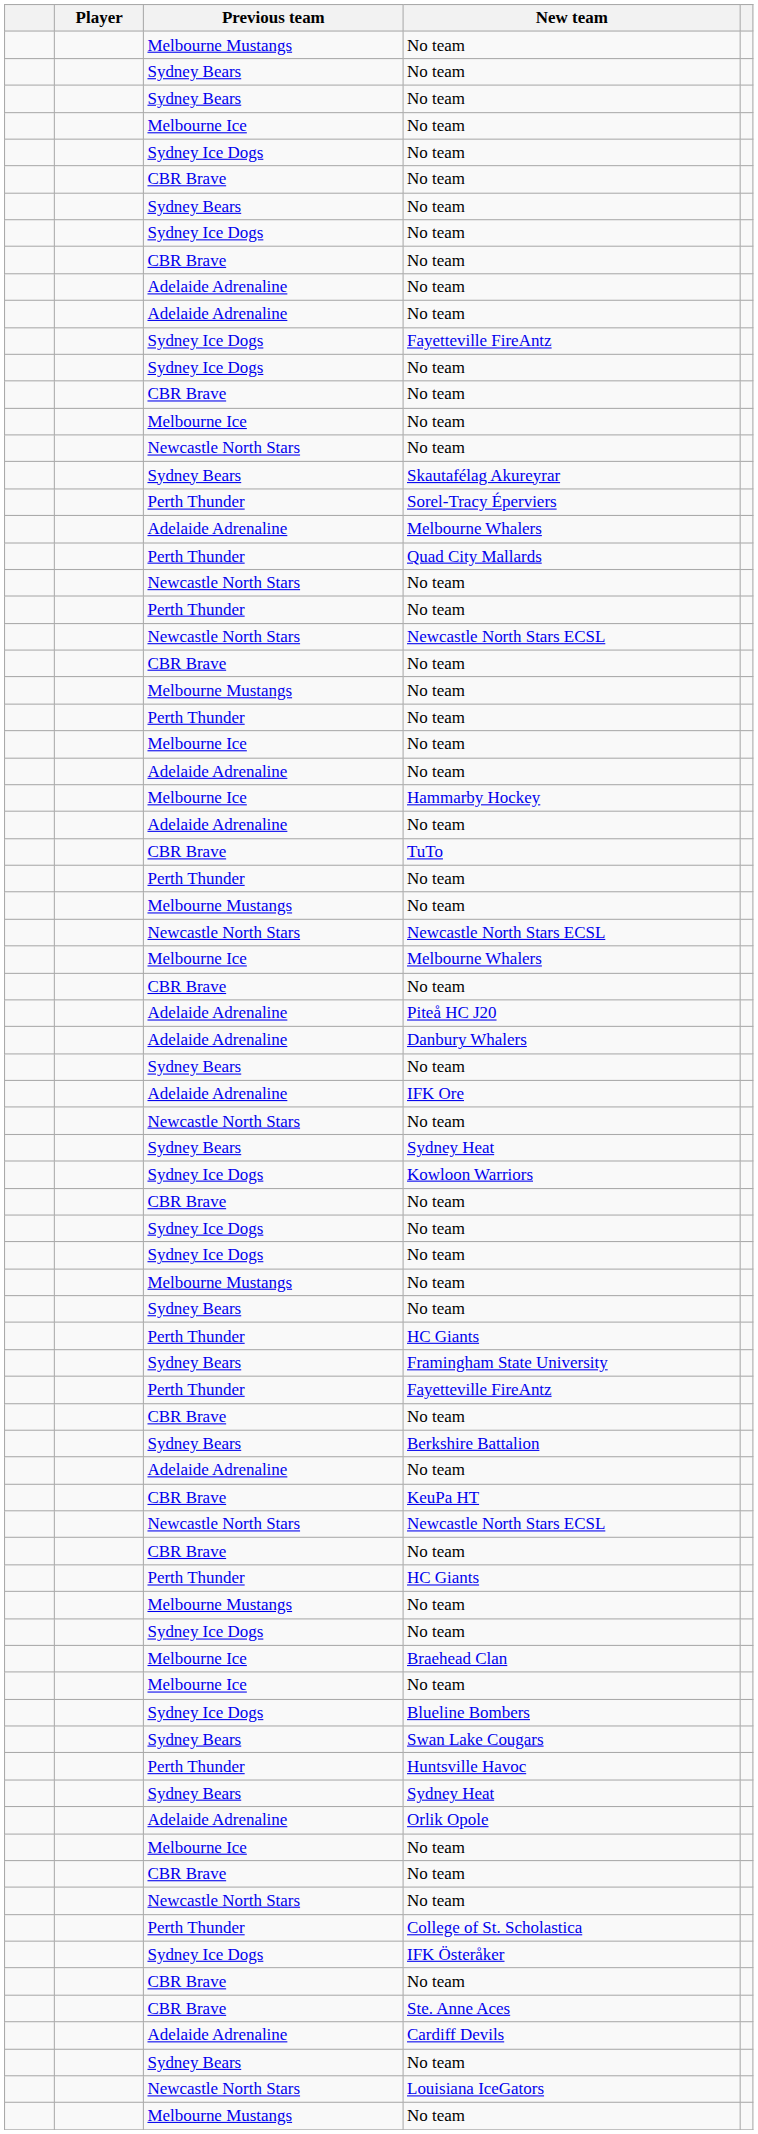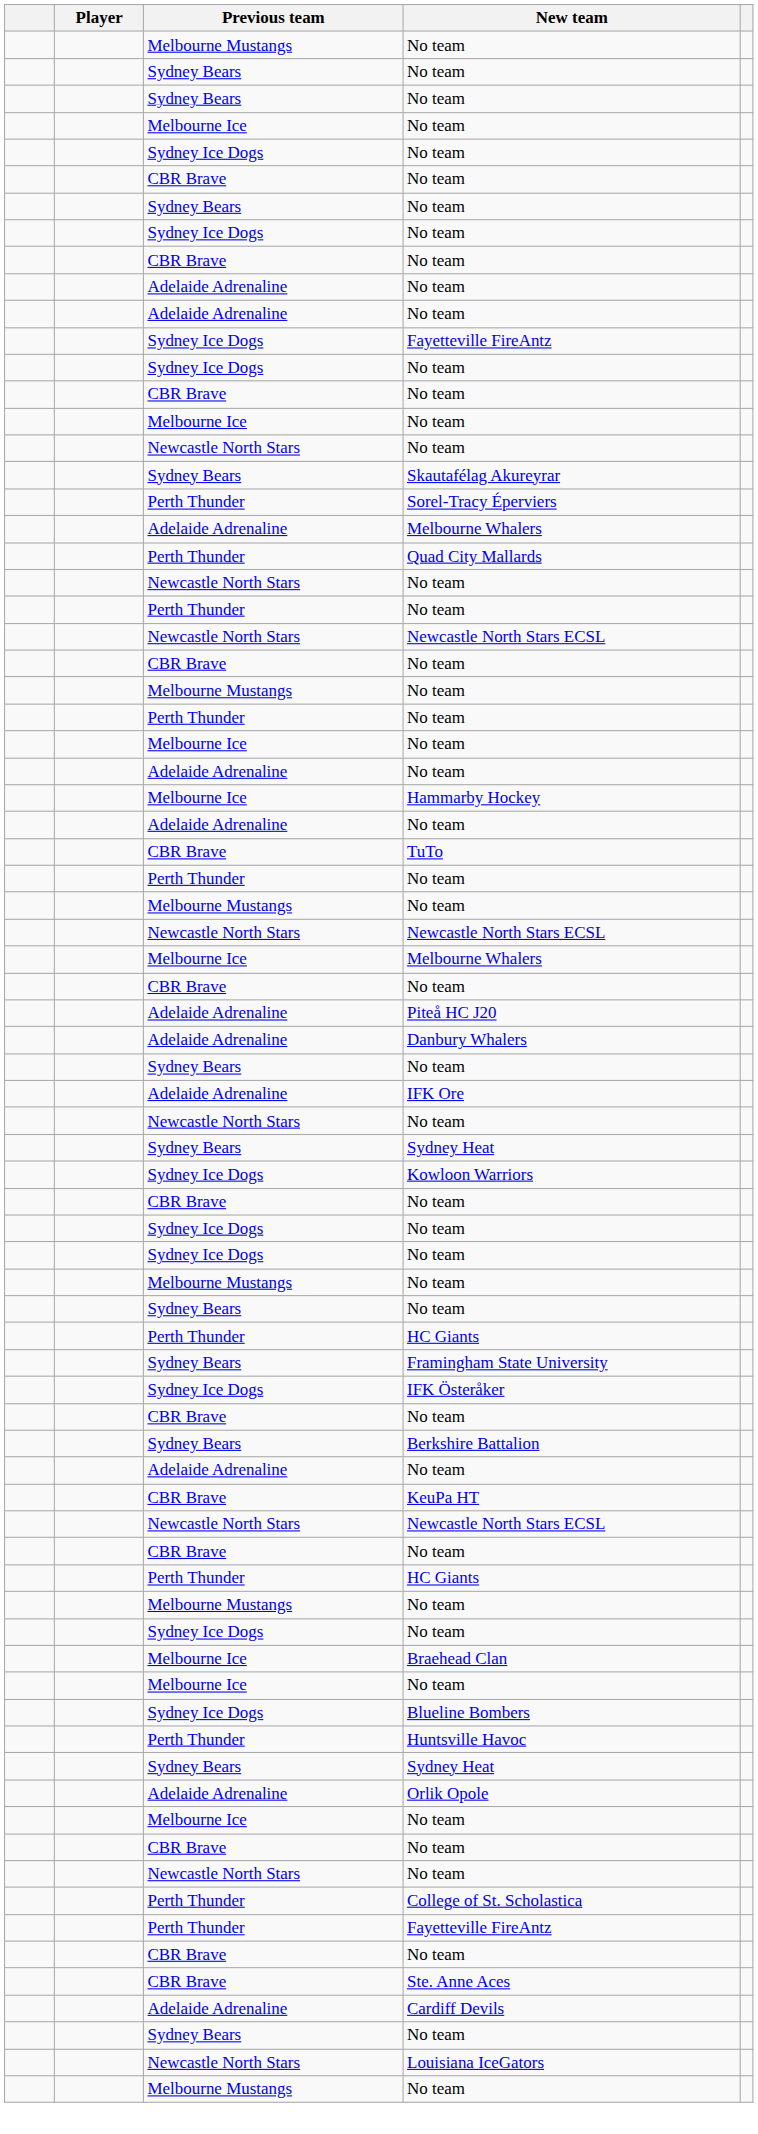rows swapped: (205, 1954) <-> (196, 1389)
- row: (194, 1739)
